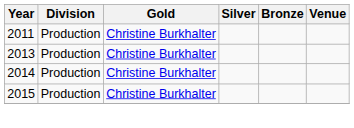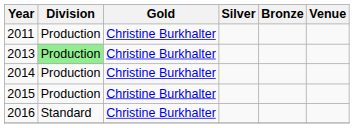(71, 53) no background -> (71, 53) lightgreen background
+ row: (21, 113)
